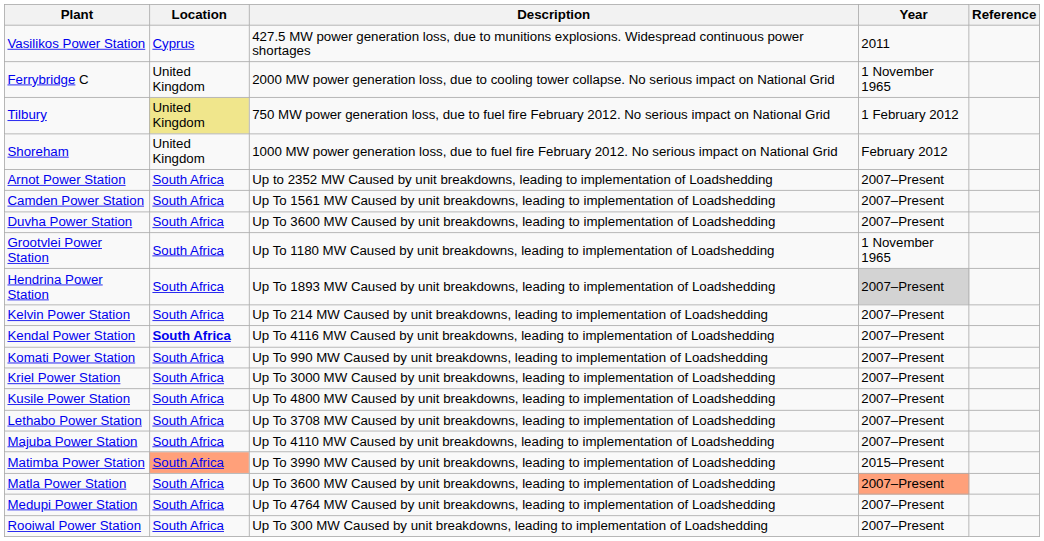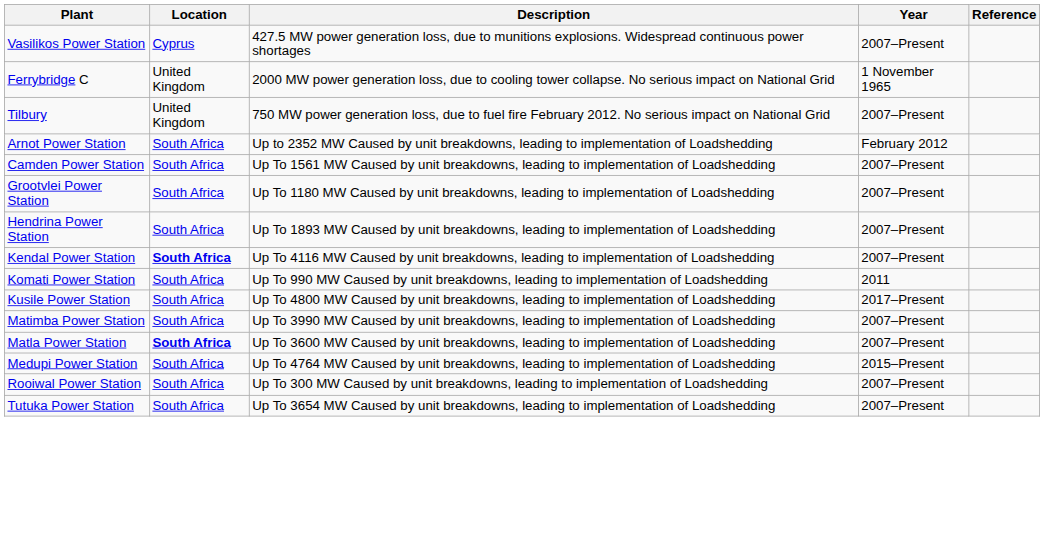(876, 43) 2011 -> (903, 43) 2007–Present
(179, 115) khaki background -> (179, 115) no background
(910, 115) 1 February 2012 -> (903, 115) 2007–Present
- row: (38, 151)
(903, 180) 2007–Present -> (904, 144) February 2012
- row: (70, 222)
(897, 250) 1 November 1965 -> (903, 193) 2007–Present
(903, 286) lightgrey background -> (903, 229) no background
- row: (69, 315)
(903, 357) 2007–Present -> (876, 279) 2011
- row: (64, 378)
(903, 399) 2007–Present -> (903, 300) 2017–Present
- row: (75, 420)
- row: (72, 441)
(188, 462) lightsalmon background -> (188, 321) no background
(903, 462) 2015–Present -> (903, 321) 2007–Present
(188, 483) normal -> (192, 342) bold
(903, 483) lightsalmon background -> (903, 342) no background
(903, 504) 2007–Present -> (903, 363) 2015–Present
+ row: (71, 405)
